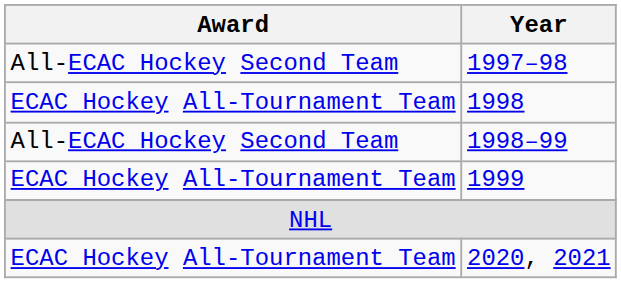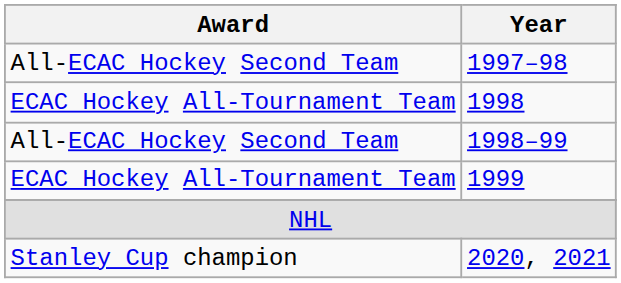(233, 258) ECAC Hockey All-Tournament Team -> (154, 258) Stanley Cup champion
